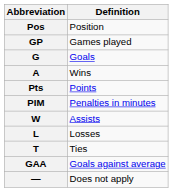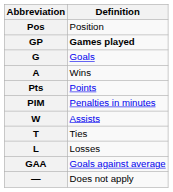(101, 42) normal -> (102, 42) bold
rows swapped: (36, 133) <-> (36, 149)
